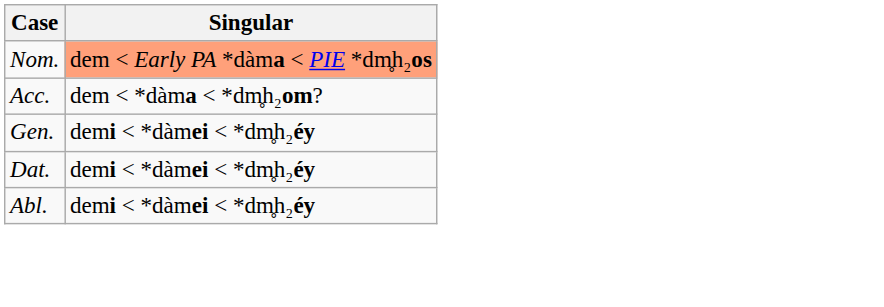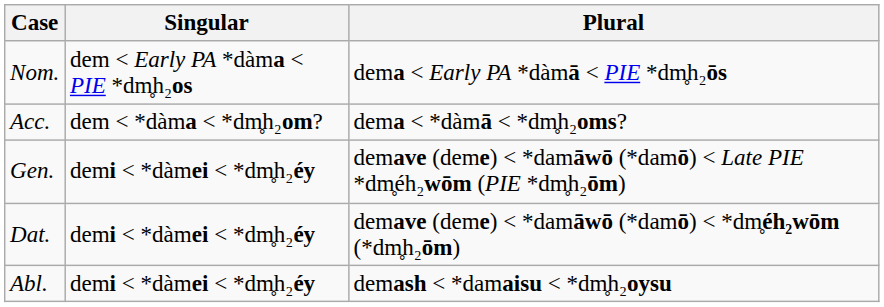+ column: (614, 22)
(251, 59) lightsalmon background -> (187, 72) no background
